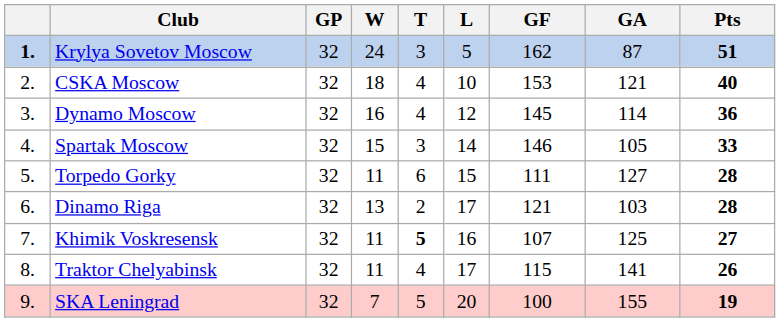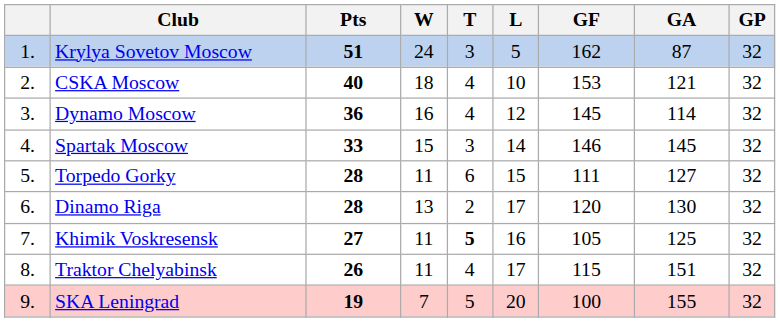columns swapped: (329, 20) <-> (727, 20)
(28, 51) bold -> (28, 51) normal
(632, 144) 105 -> (681, 144) 145
(537, 207) 121 -> (586, 207) 120
(632, 207) 103 -> (681, 207) 130
(537, 238) 107 -> (586, 238) 105
(632, 269) 141 -> (681, 269) 151
